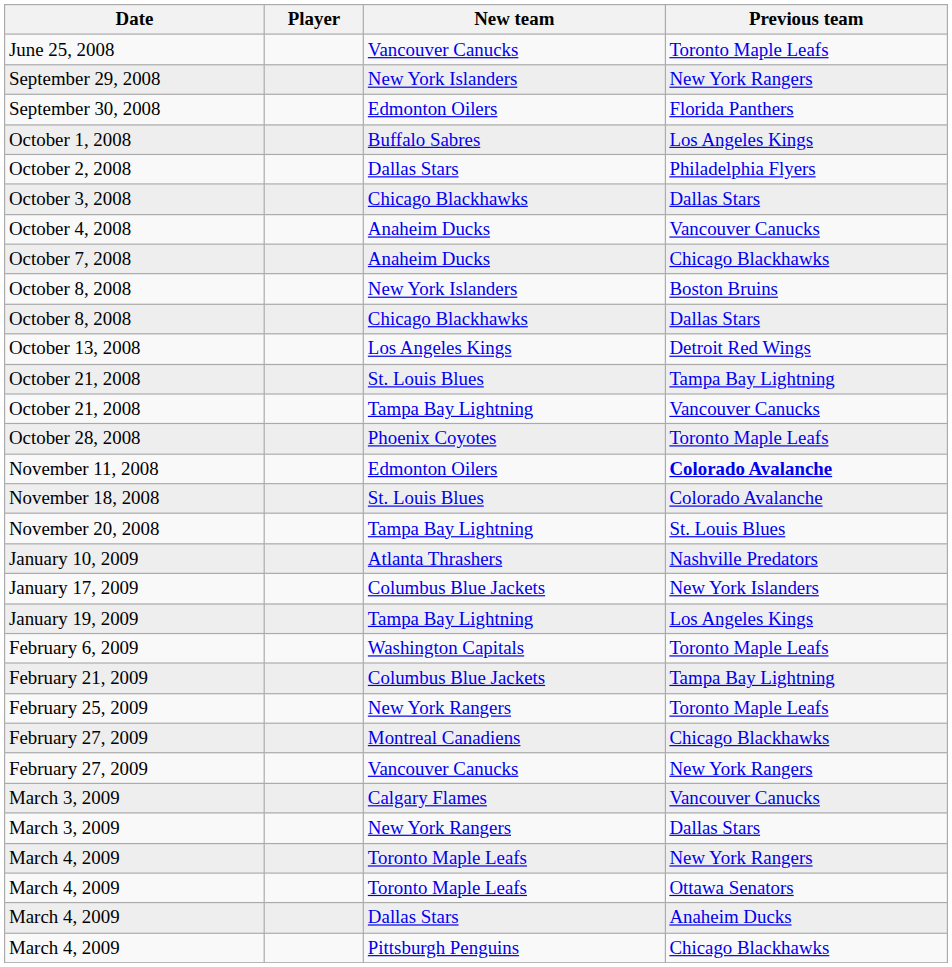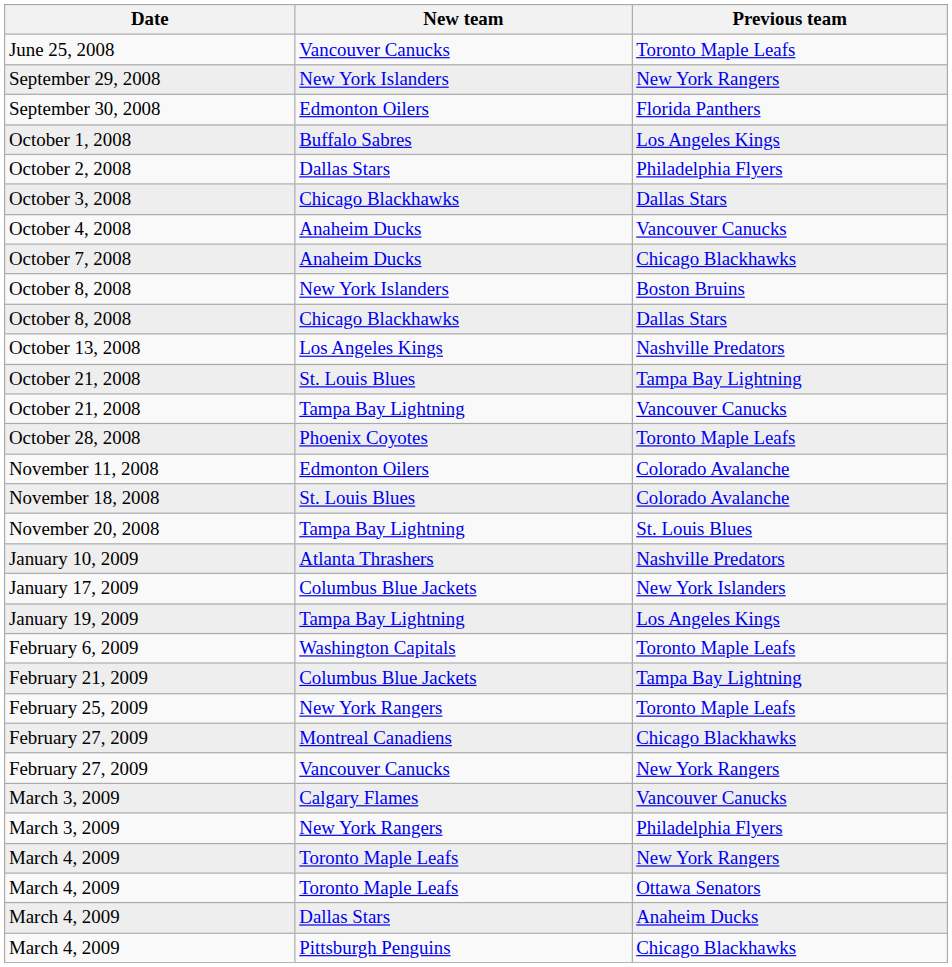- column: (314, 19)
(740, 348) Detroit Red Wings -> (710, 348) Nashville Predators
(751, 468) bold -> (713, 468) normal
(715, 827) Dallas Stars -> (709, 827) Philadelphia Flyers
